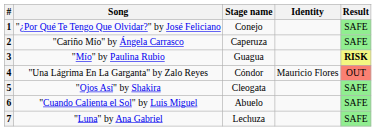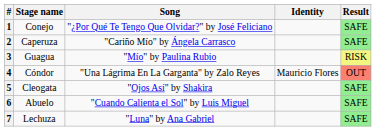columns swapped: (249, 12) <-> (118, 12)
(356, 57) bold -> (356, 57) normal
